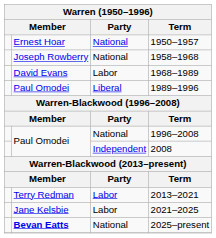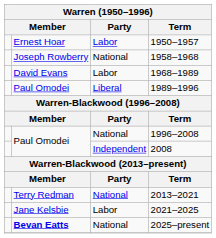(110, 42) National -> (105, 42) Labor
(105, 194) Labor -> (110, 194) National
